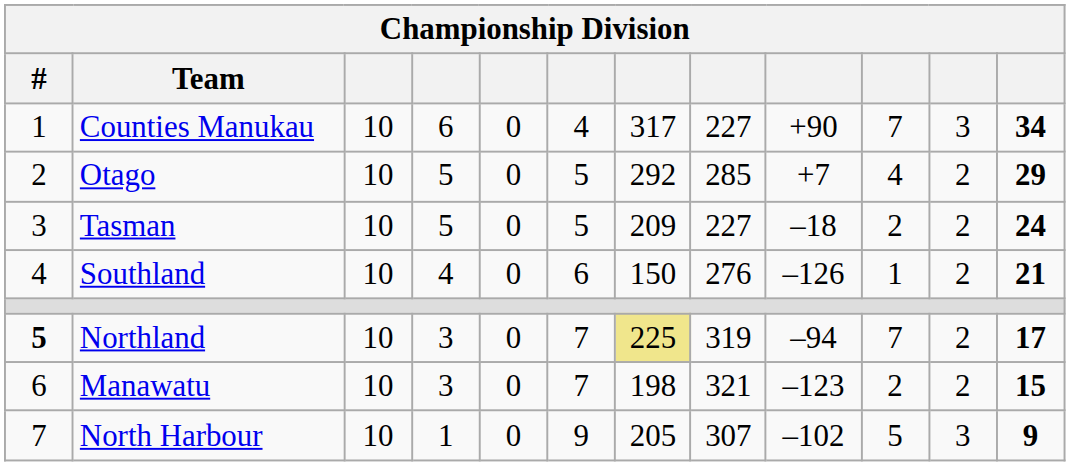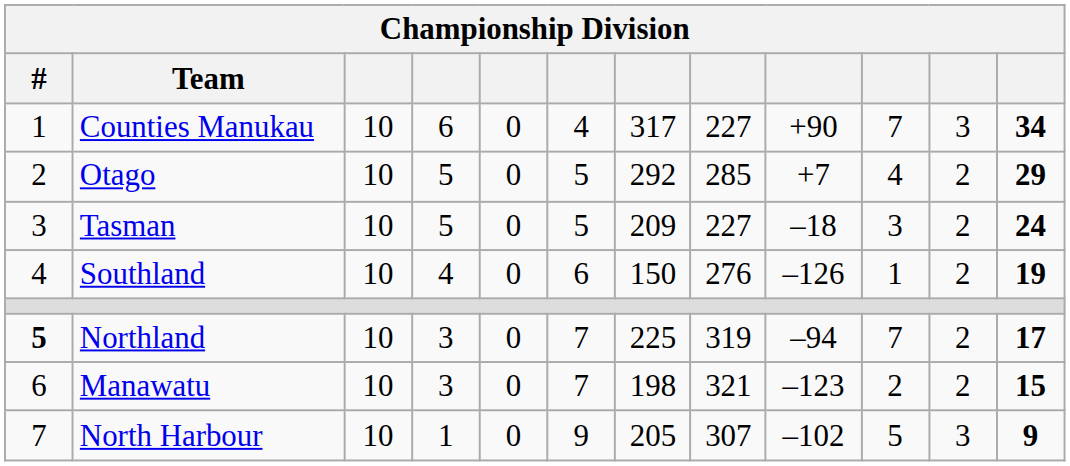(895, 224) 2 -> (895, 224) 3
(1031, 273) 21 -> (1031, 273) 19
(653, 337) khaki background -> (653, 337) no background
